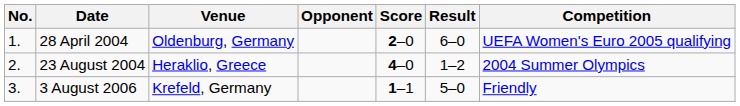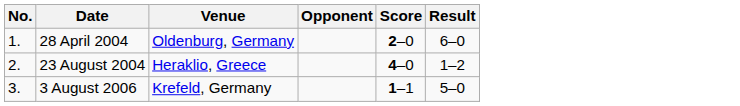- column: (607, 16)
